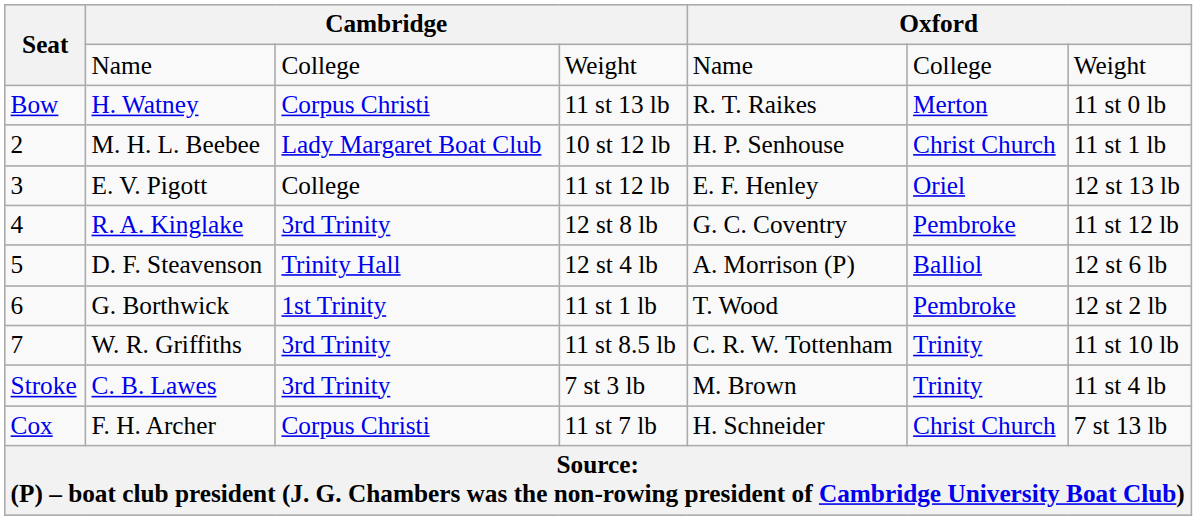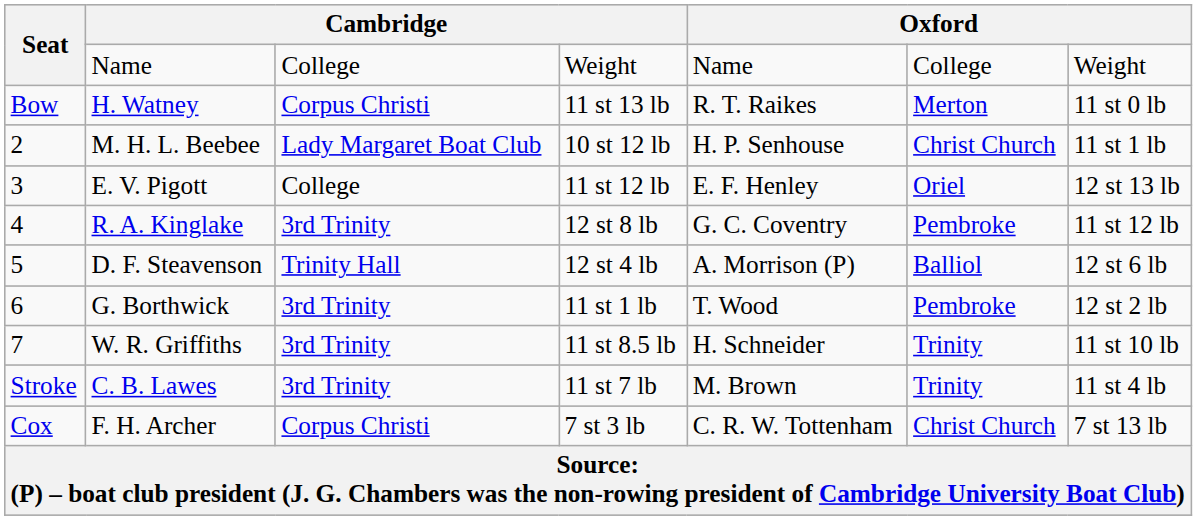(334, 305) 1st Trinity -> (336, 305) 3rd Trinity
(793, 345) C. R. W. Tottenham -> (759, 345) H. Schneider
(605, 385) 7 st 3 lb -> (611, 385) 11 st 7 lb
(611, 425) 11 st 7 lb -> (605, 425) 7 st 3 lb
(759, 425) H. Schneider -> (793, 425) C. R. W. Tottenham
